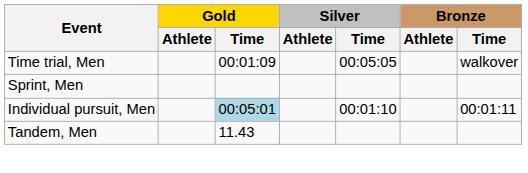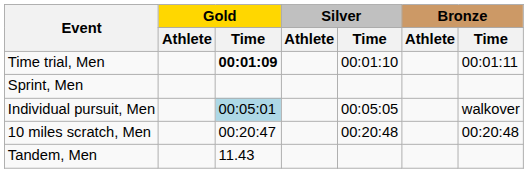(247, 62) normal -> (248, 62) bold
(368, 62) 00:05:05 -> (370, 62) 00:01:10
(489, 62) walkover -> (490, 62) 00:01:11
(368, 109) 00:01:10 -> (370, 109) 00:05:05
(488, 109) 00:01:11 -> (491, 109) walkover
+ row: (79, 132)
